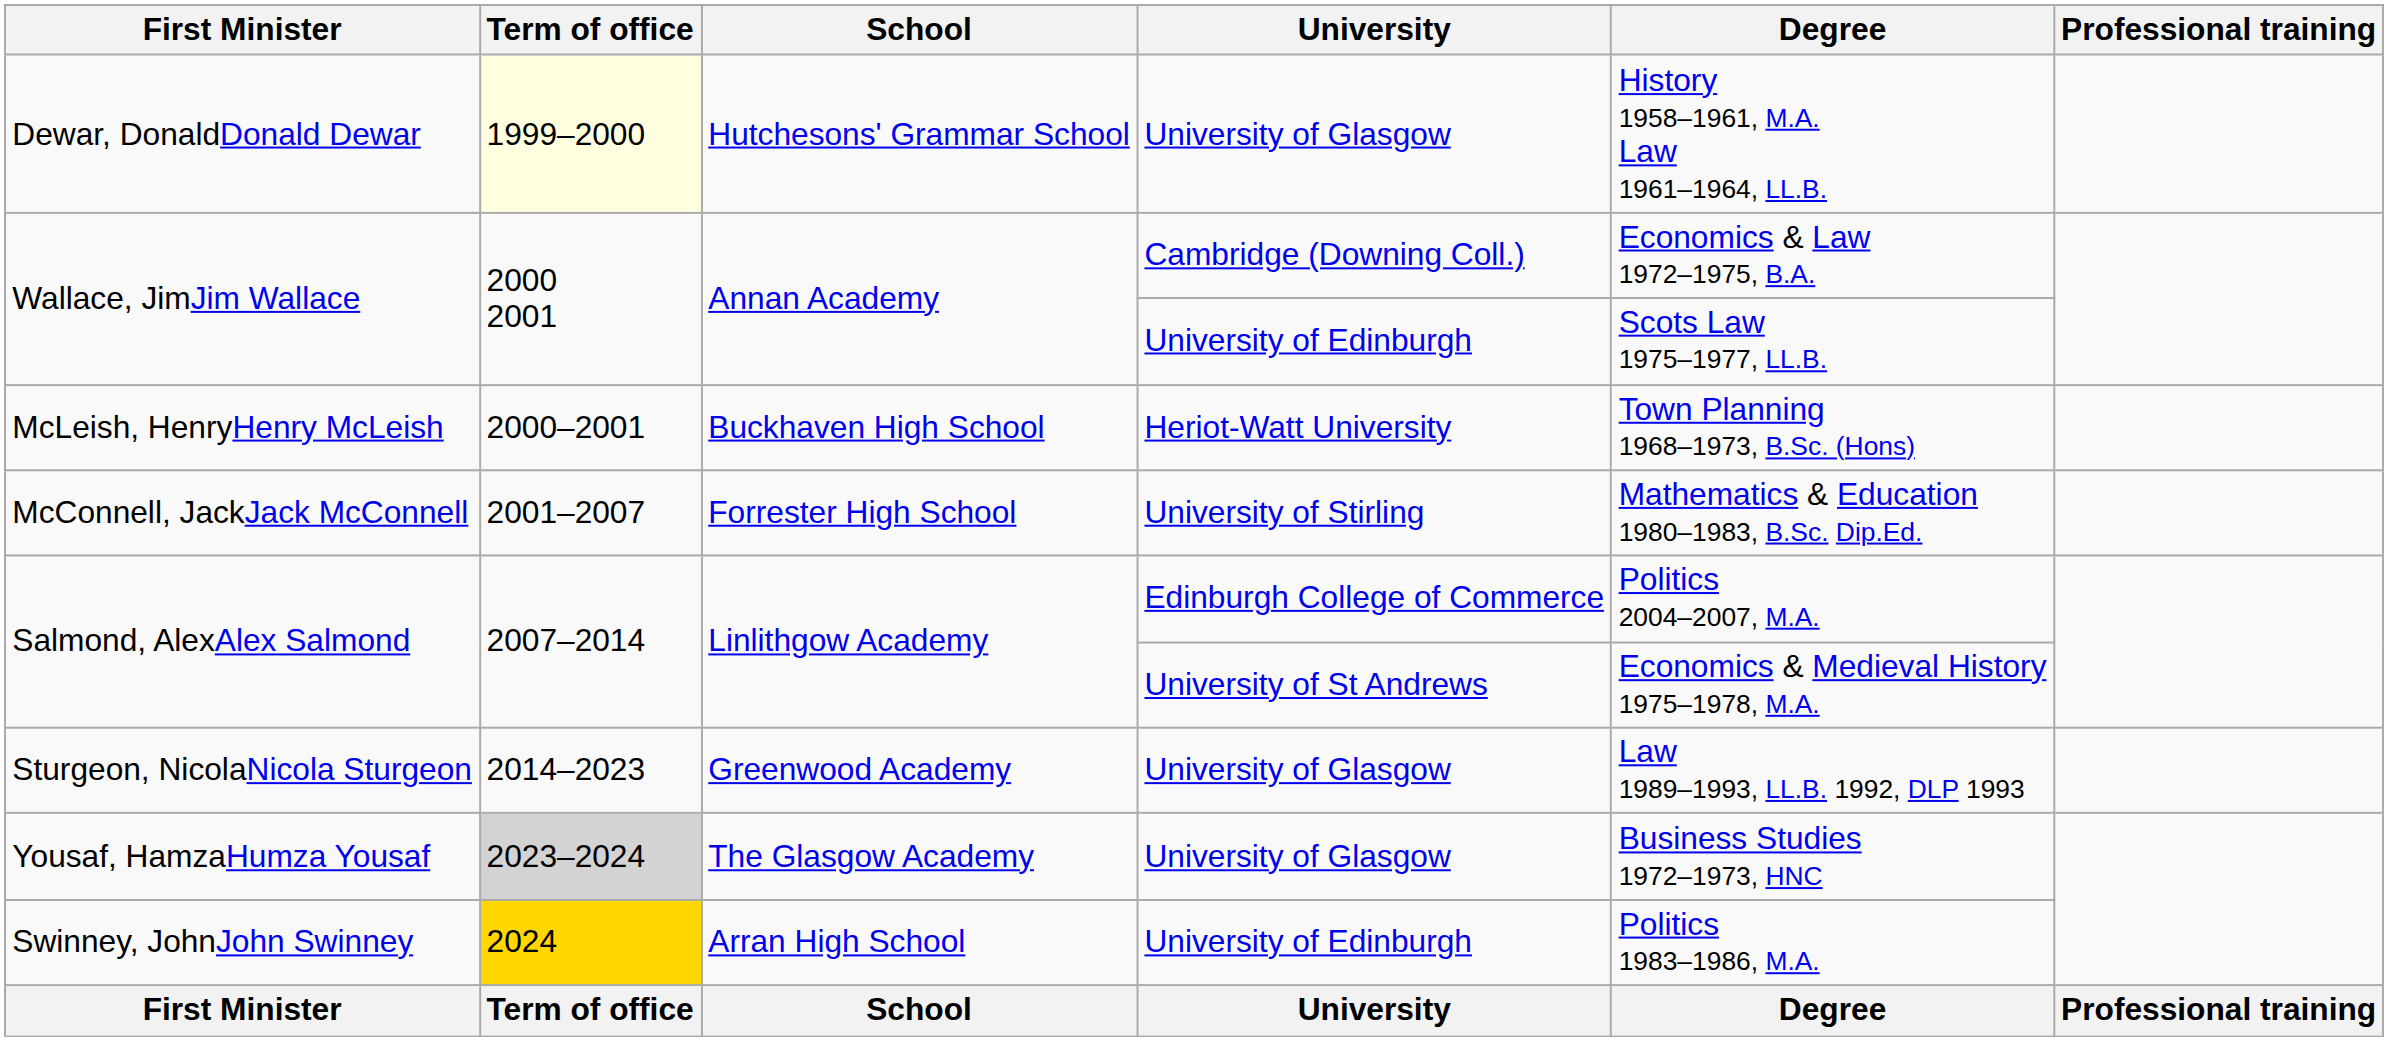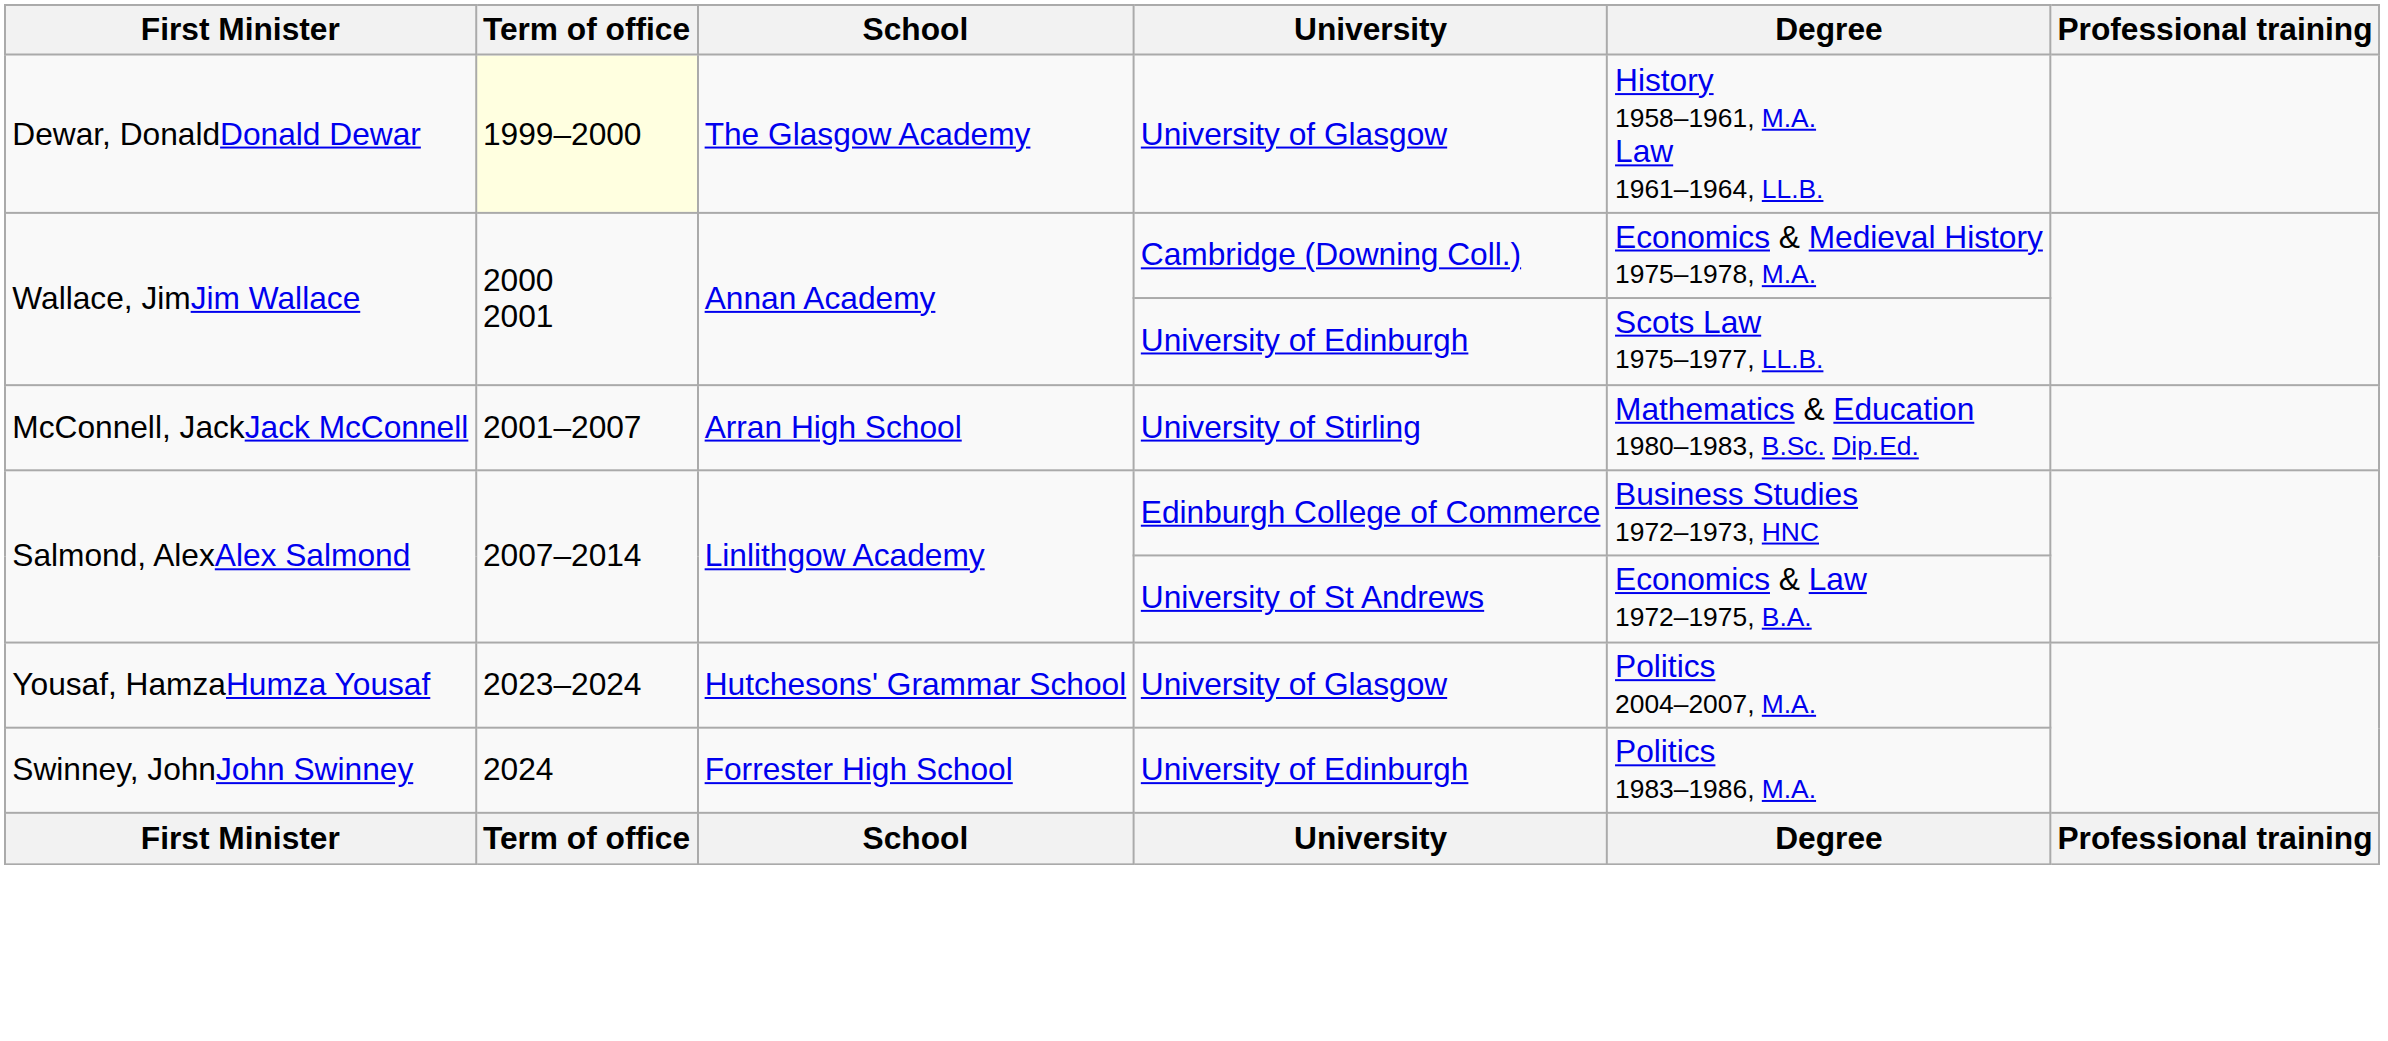(919, 133) Hutchesons' Grammar School -> (868, 133) The Glasgow Academy
(1745, 254) Economics & Law 1972–1975, B.A. -> (1829, 254) Economics & Medieval History 1975–1978, M.A.
- row: (228, 426)
(862, 512) Forrester High School -> (833, 426) Arran High School
(1719, 598) Politics 2004–2007, M.A. -> (1737, 512) Business Studies 1972–1973, HNC
(1833, 684) Economics & Medieval History 1975–1978, M.A. -> (1741, 598) Economics & Law 1972–1975, B.A.
- row: (242, 770)
(566, 856) lightgrey background -> (562, 684) no background
(871, 856) The Glasgow Academy -> (915, 684) Hutchesons' Grammar School
(1740, 856) Business Studies 1972–1973, HNC -> (1716, 684) Politics 2004–2007, M.A.
(522, 941) gold background -> (518, 770) no background
(837, 941) Arran High School -> (859, 770) Forrester High School
